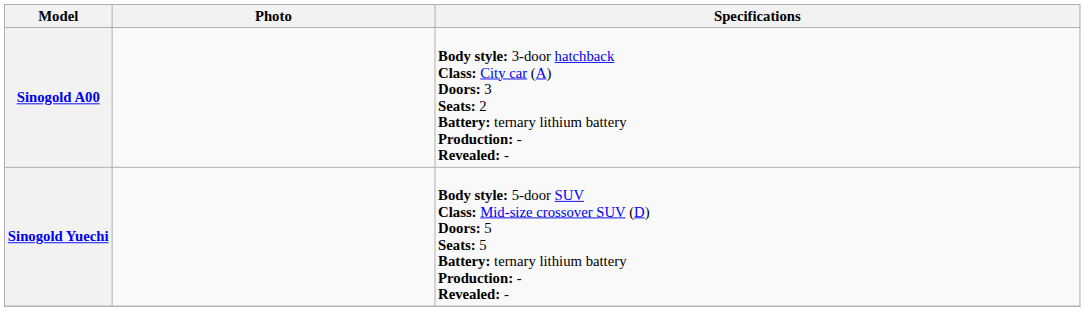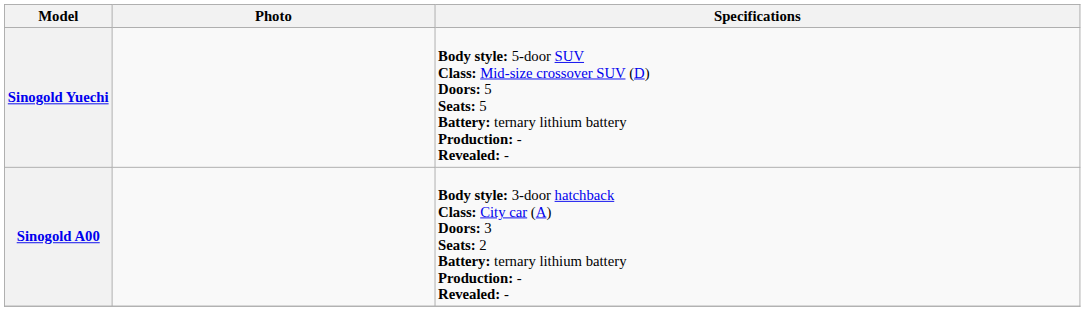rows swapped: (58, 236) <-> (58, 97)
